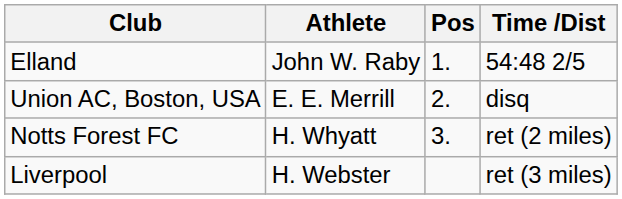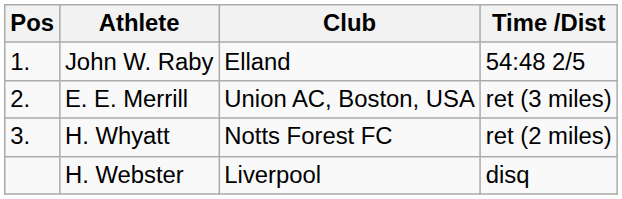columns swapped: (453, 23) <-> (135, 23)
(508, 99) disq -> (549, 99) ret (3 miles)
(549, 174) ret (3 miles) -> (508, 174) disq
